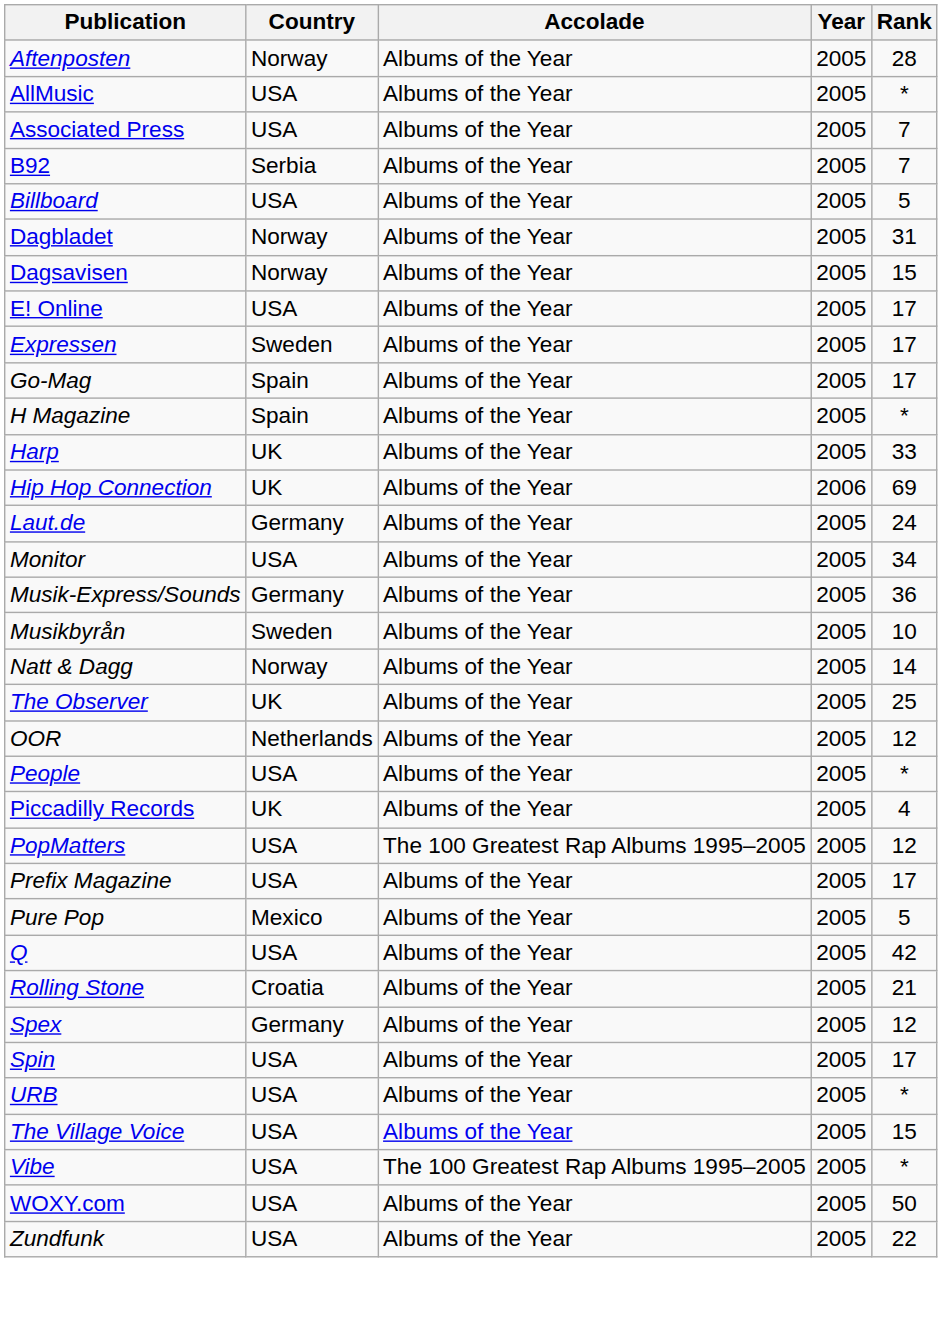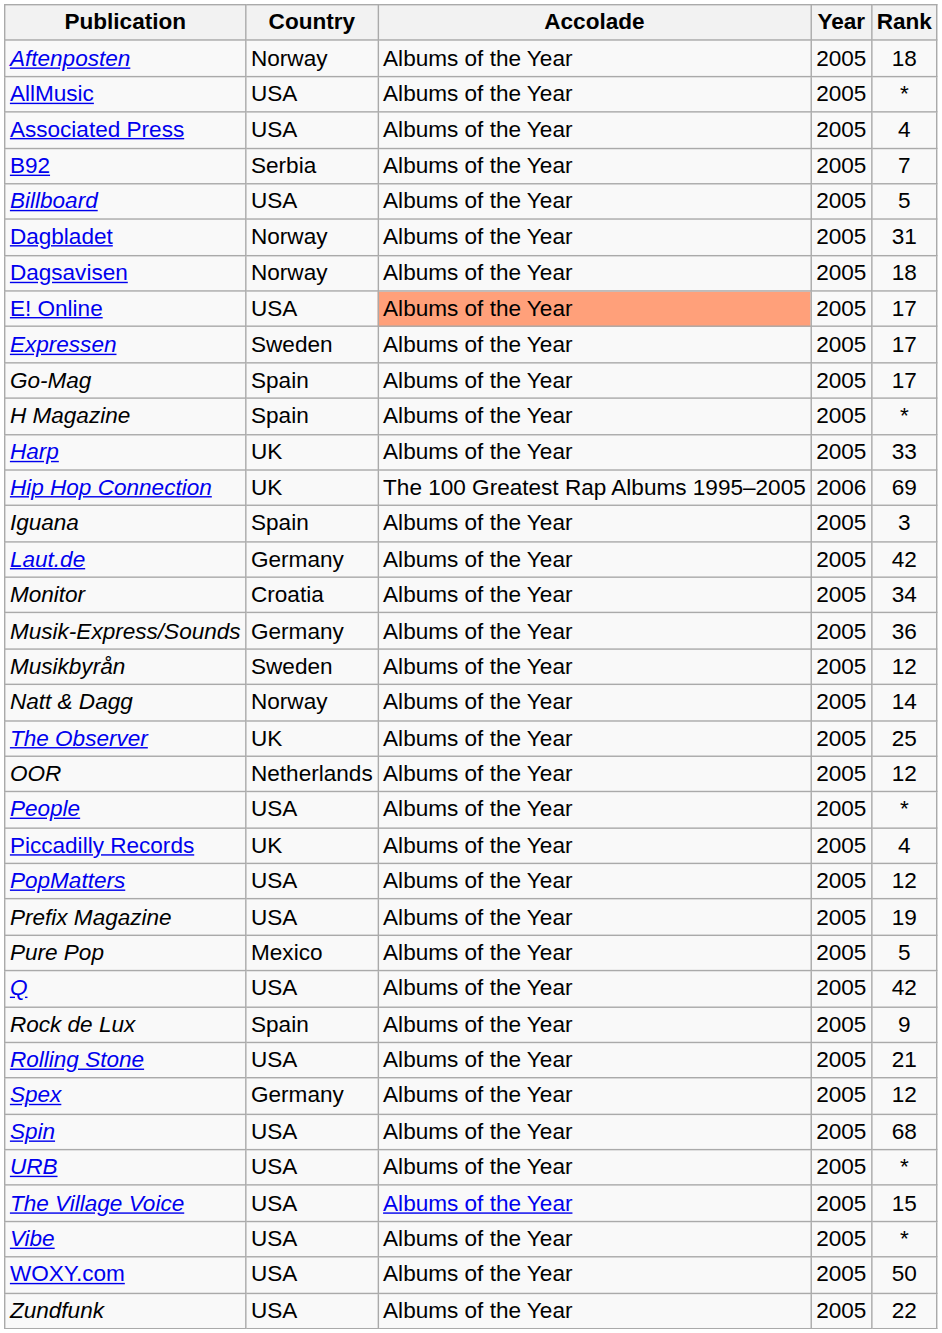(904, 58) 28 -> (904, 58) 18
(904, 129) 7 -> (904, 129) 4
(904, 272) 15 -> (904, 272) 18
(478, 308) no background -> (478, 308) lightsalmon background
(478, 487) Albums of the Year -> (594, 487) The 100 Greatest Rap Albums 1995–2005
+ row: (44, 523)
(904, 523) 24 -> (904, 559) 42
(274, 559) USA -> (287, 594) Croatia
(904, 630) 10 -> (904, 666) 12
(594, 845) The 100 Greatest Rap Albums 1995–2005 -> (478, 881) Albums of the Year
(904, 881) 17 -> (904, 916) 19
+ row: (73, 1024)
(287, 988) Croatia -> (274, 1059) USA
(904, 1059) 17 -> (904, 1131) 68
(594, 1167) The 100 Greatest Rap Albums 1995–2005 -> (478, 1238) Albums of the Year
